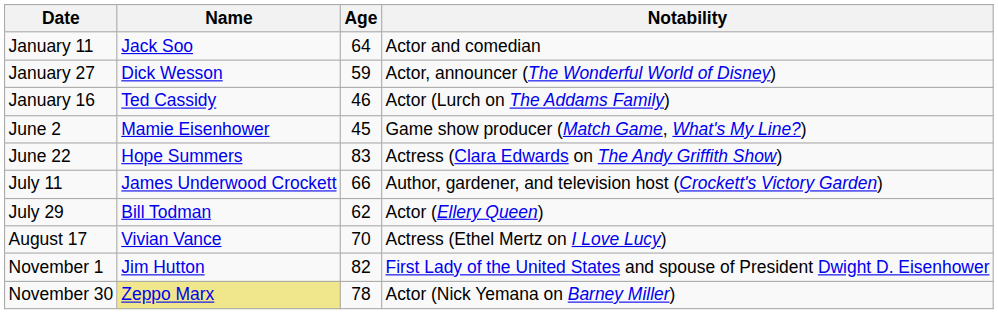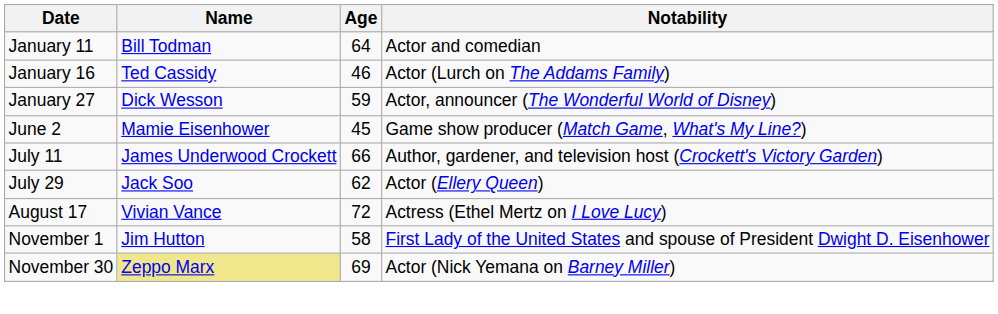(157, 45) Jack Soo -> (166, 45) Bill Todman
rows swapped: (52, 101) <-> (52, 73)
- row: (40, 156)
(166, 211) Bill Todman -> (157, 184) Jack Soo
(361, 239) 70 -> (361, 211) 72
(361, 267) 82 -> (361, 239) 58
(361, 294) 78 -> (361, 267) 69
